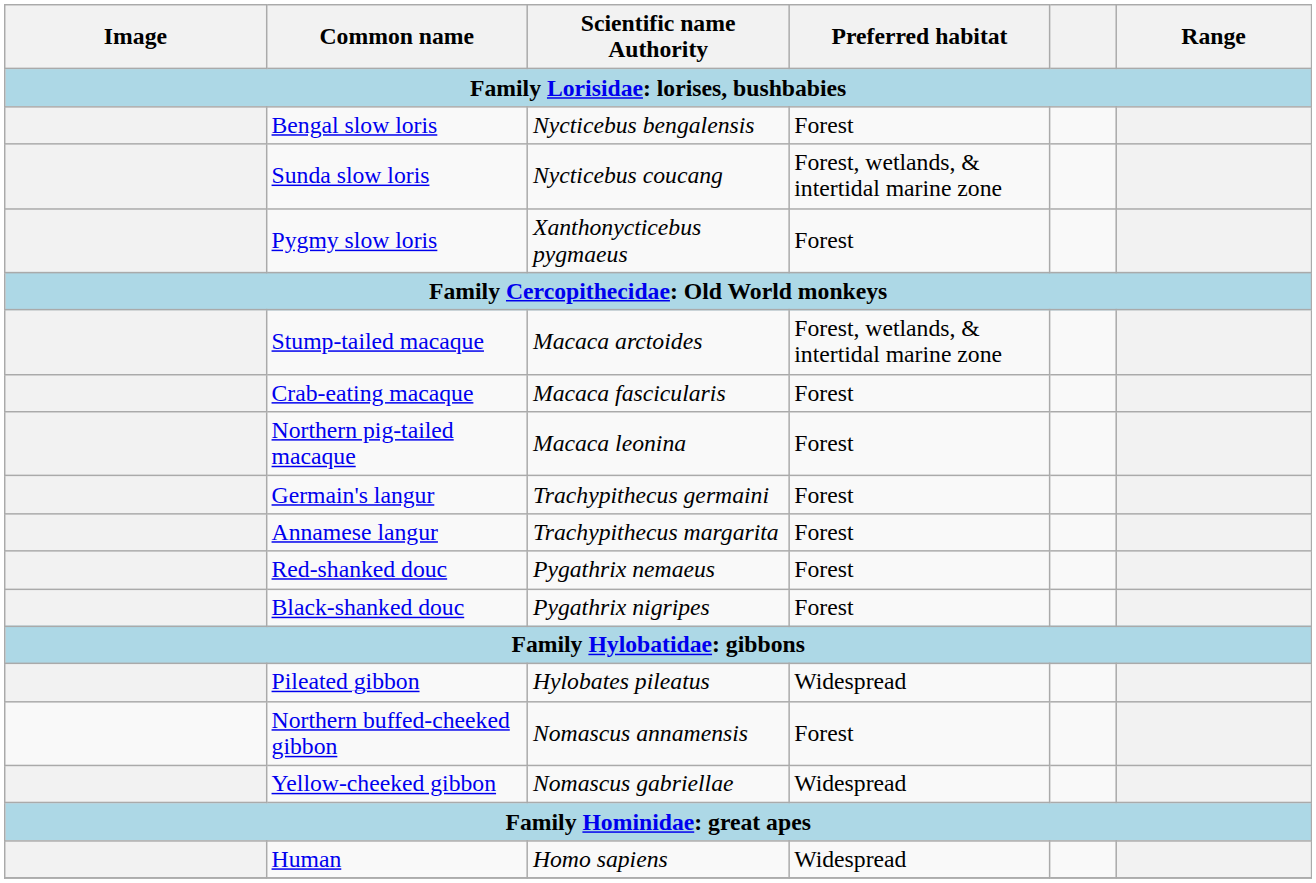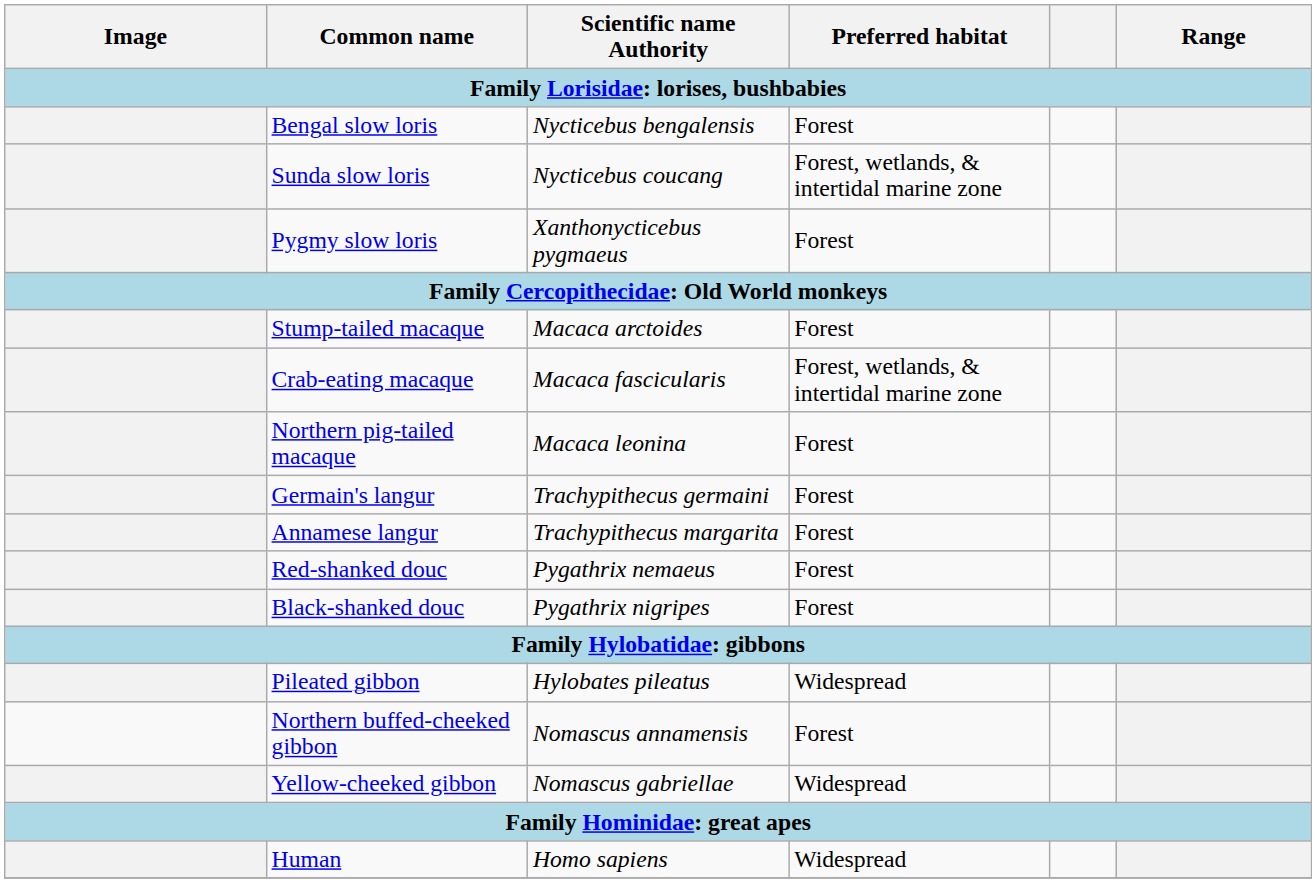(898, 341) Forest, wetlands, & intertidal marine zone -> (824, 328) Forest
(824, 392) Forest -> (898, 379) Forest, wetlands, & intertidal marine zone
